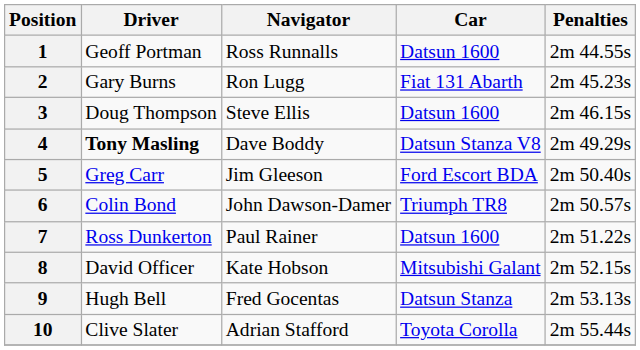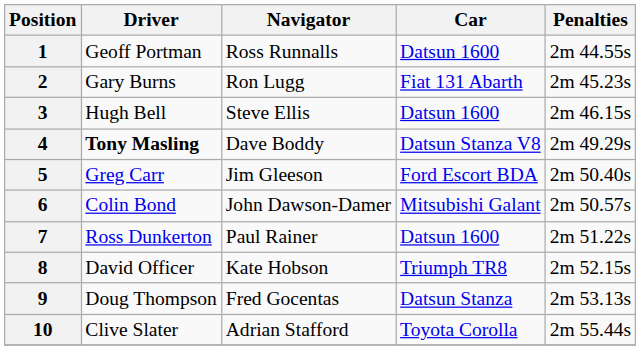(151, 112) Doug Thompson -> (126, 112) Hugh Bell
(454, 205) Triumph TR8 -> (470, 205) Mitsubishi Galant
(470, 267) Mitsubishi Galant -> (454, 267) Triumph TR8
(126, 298) Hugh Bell -> (151, 298) Doug Thompson
